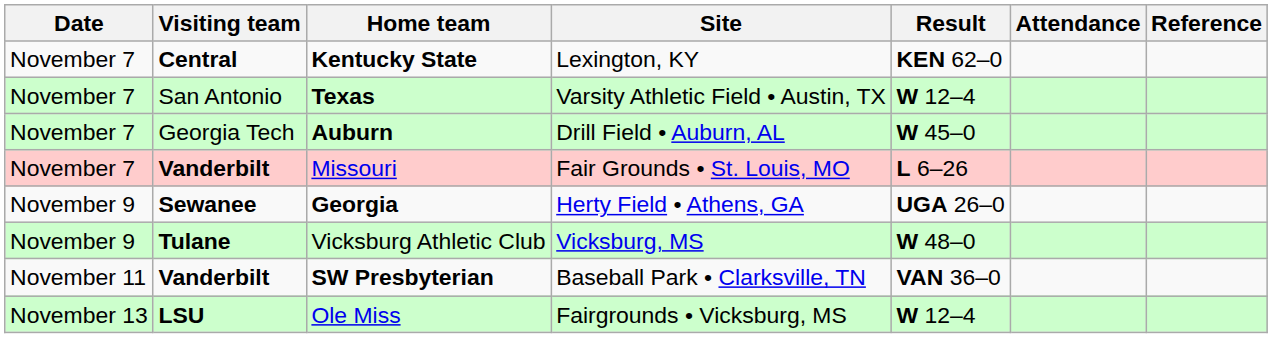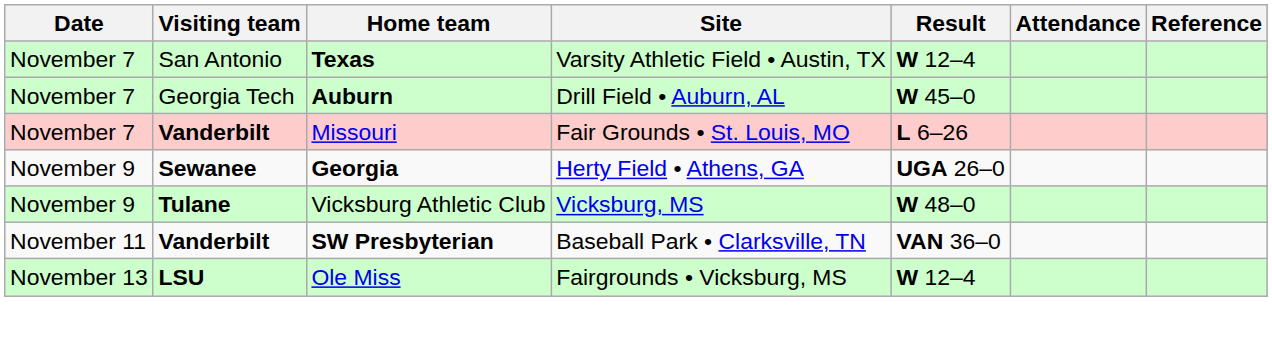- row: (394, 59)
